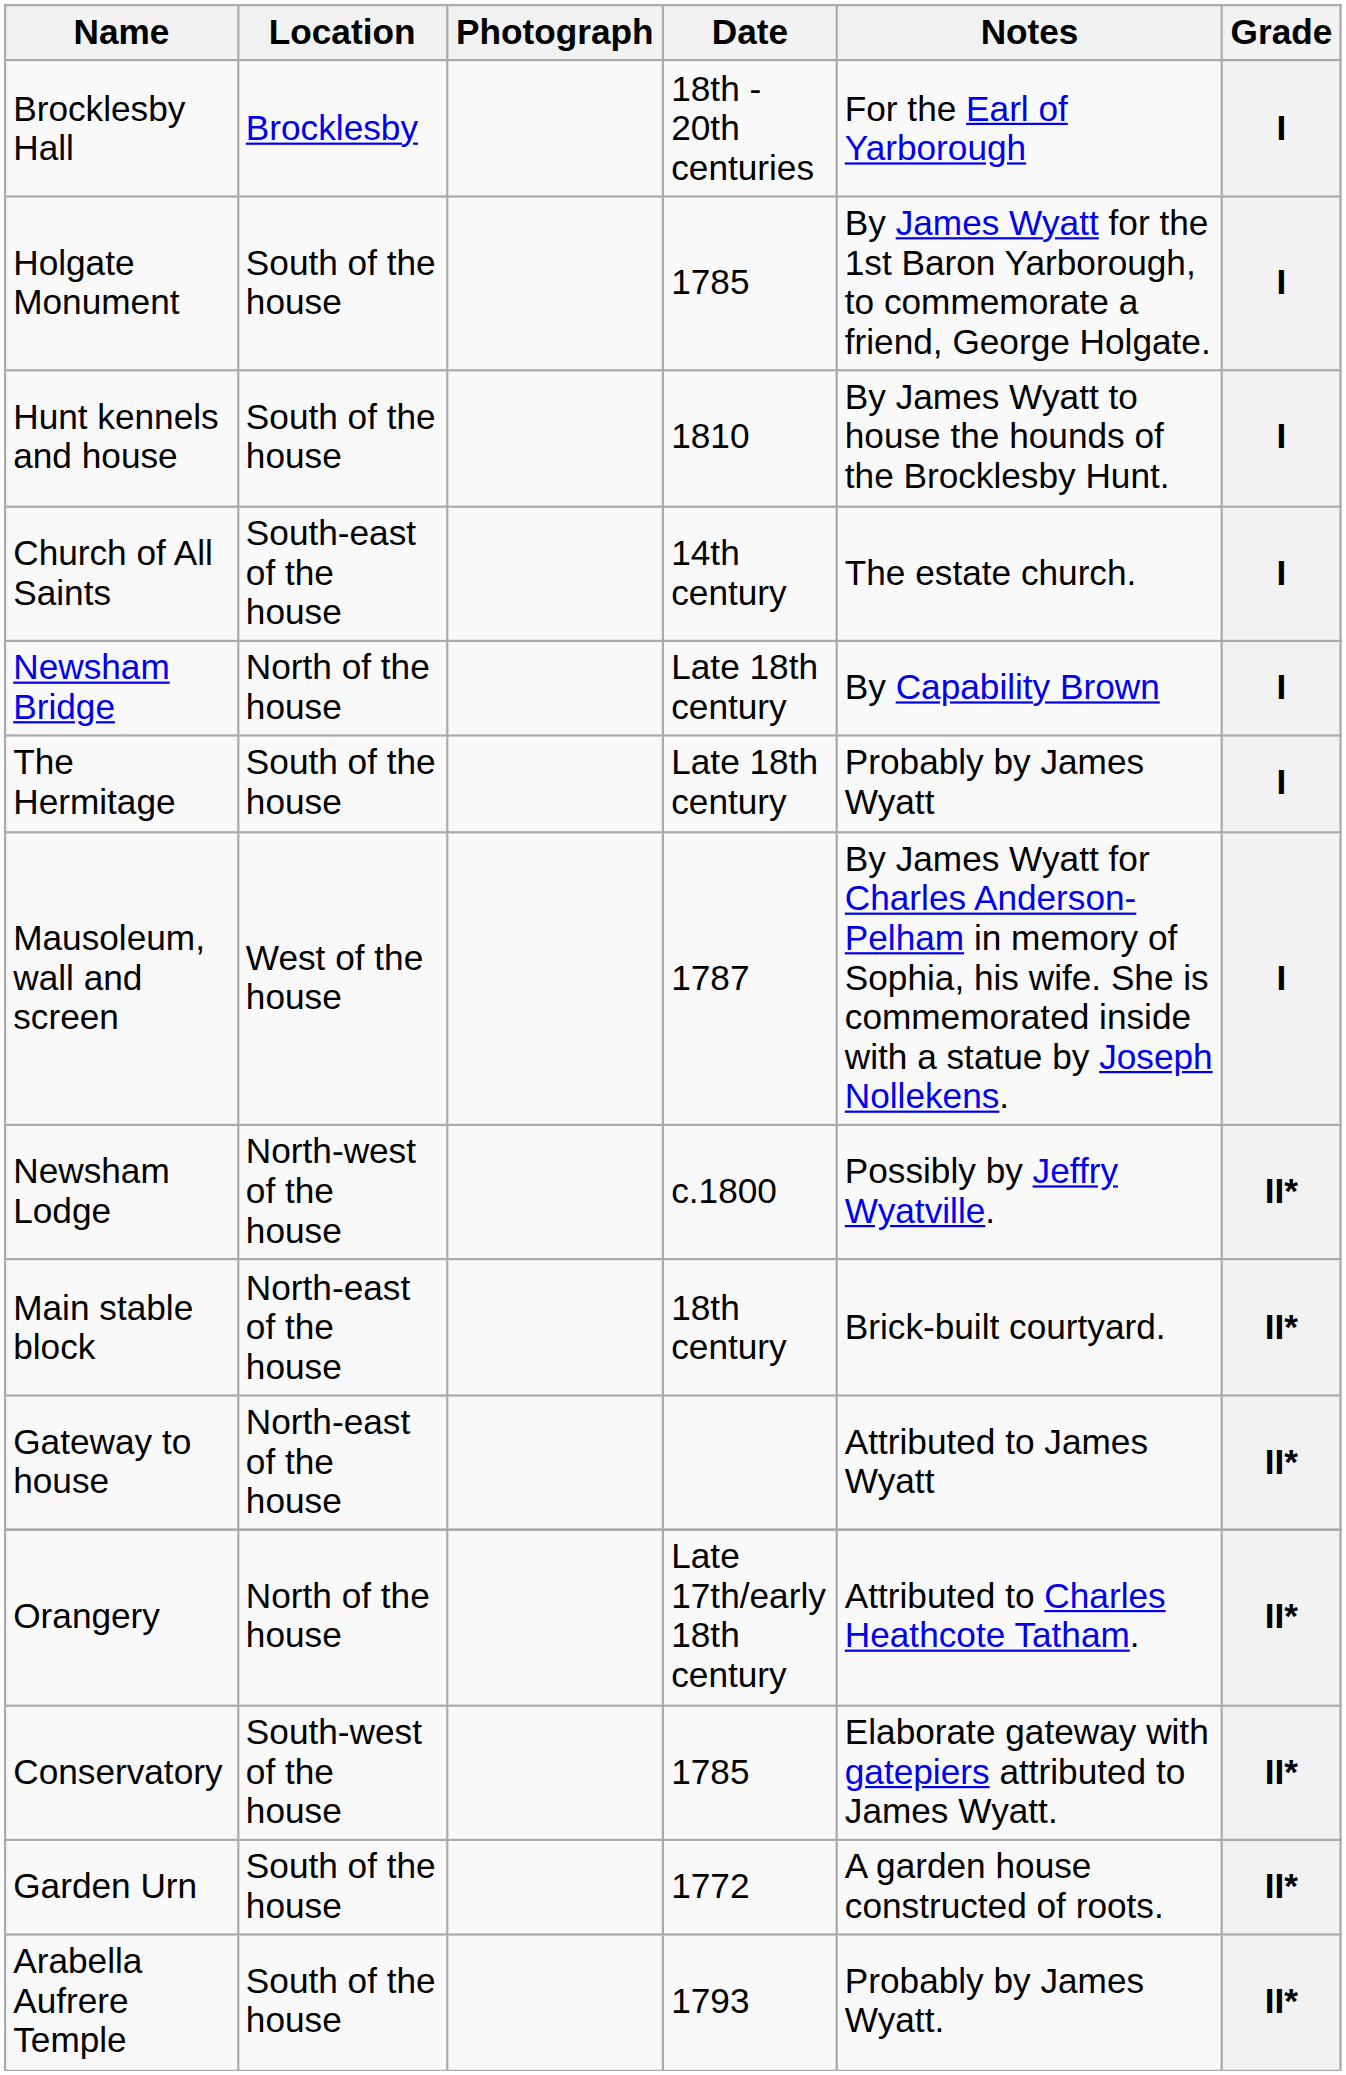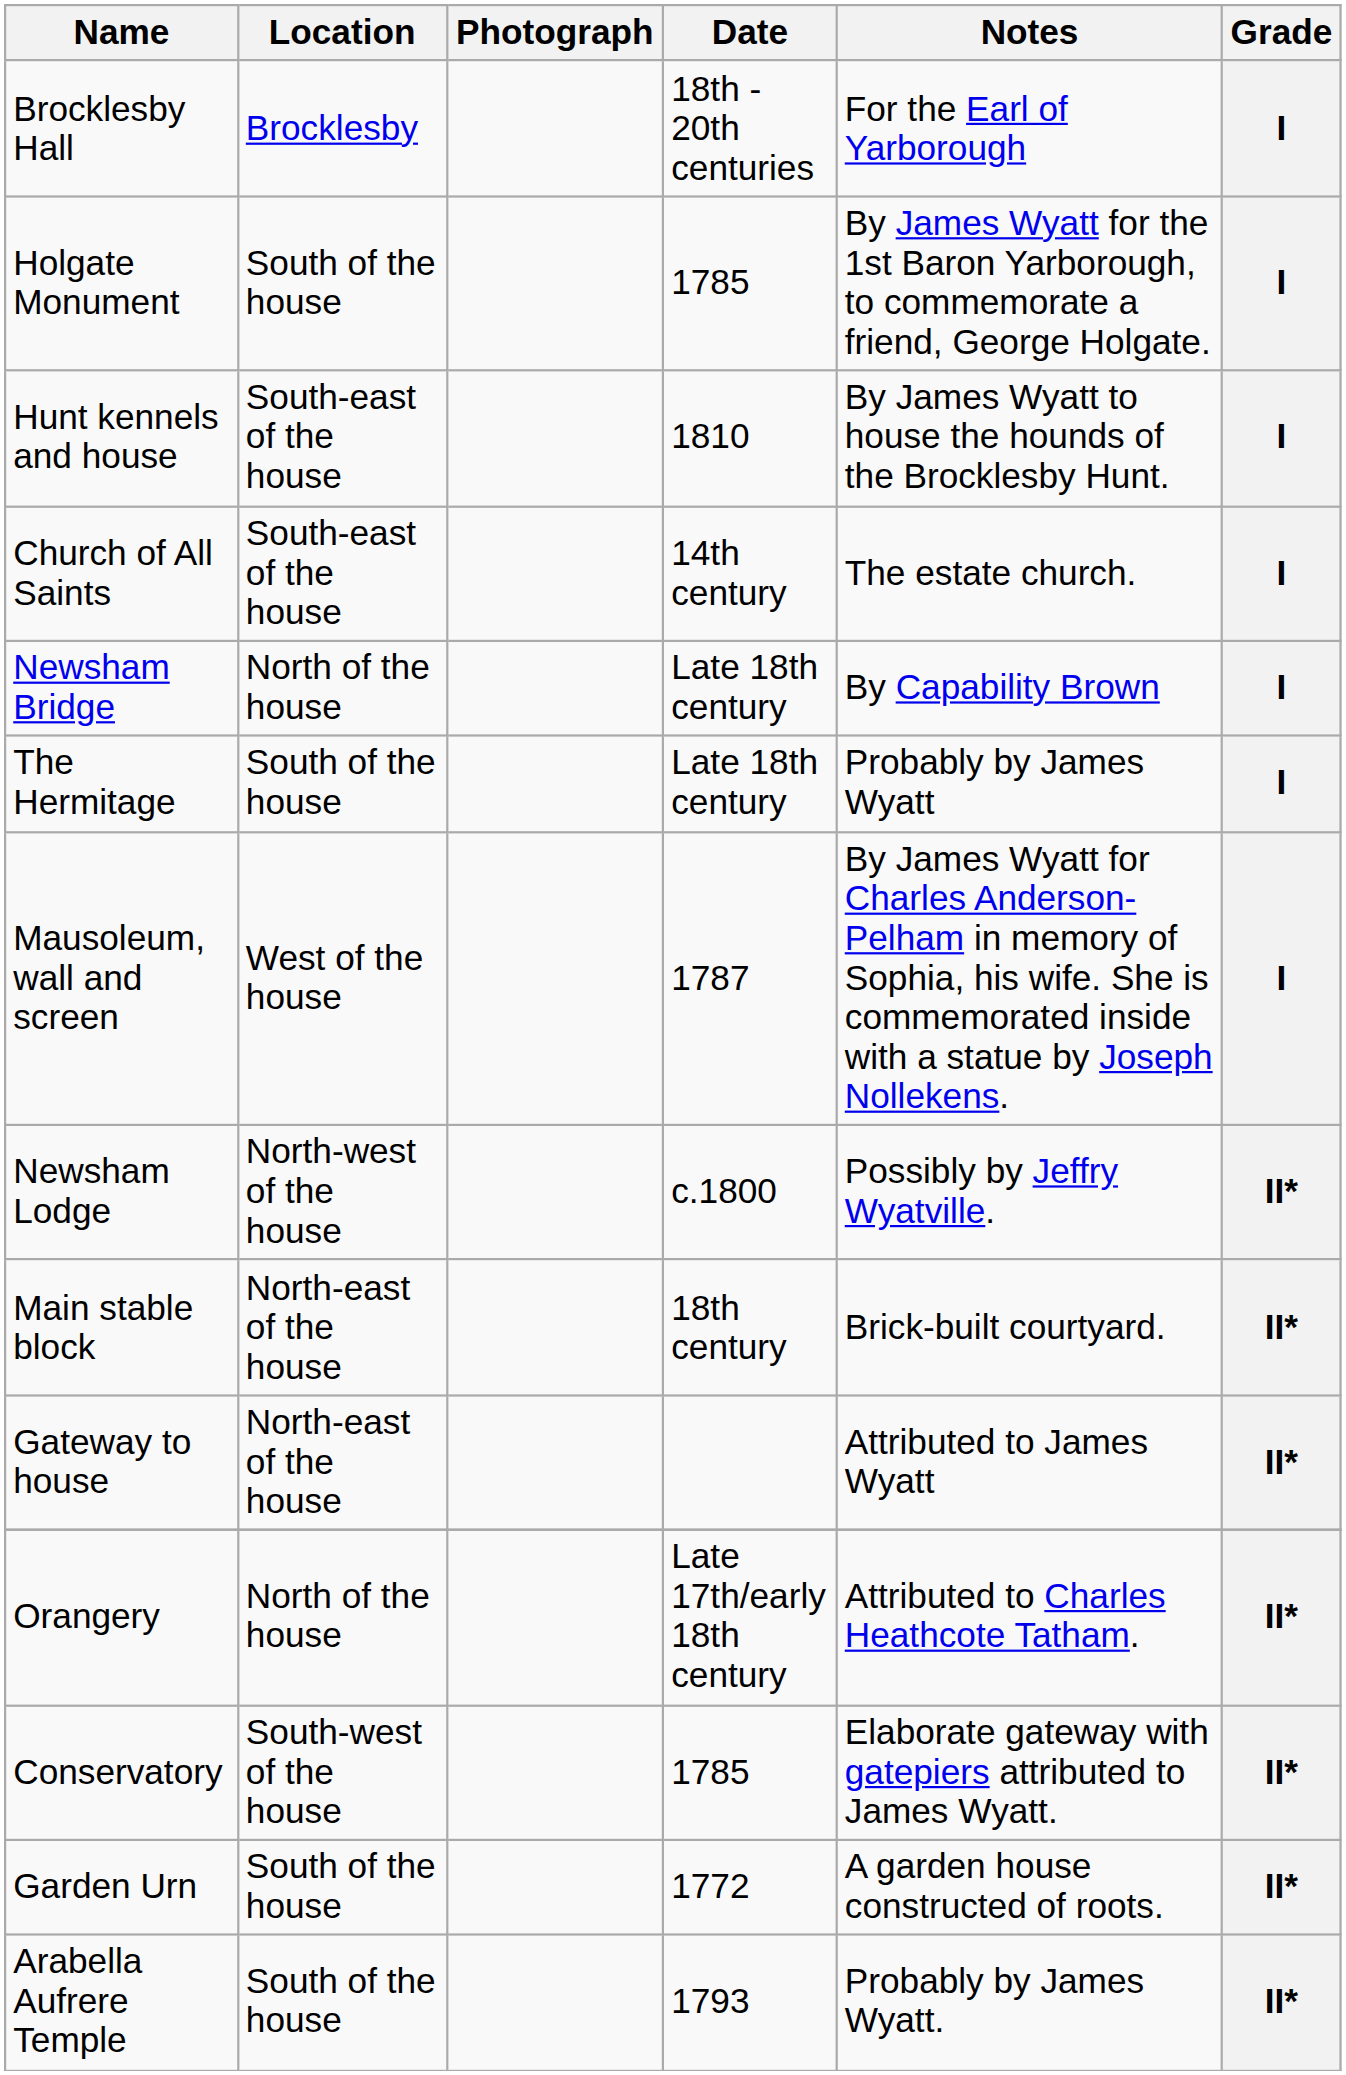(341, 437) South of the house -> (331, 437) South-east of the house
